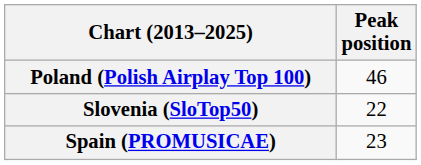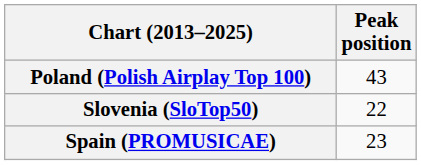(376, 76) 46 -> (376, 76) 43
